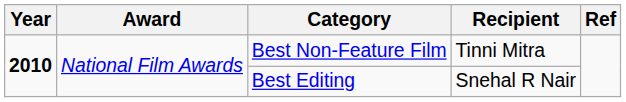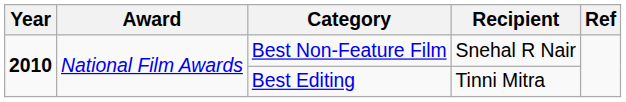(500, 50) Tinni Mitra -> (516, 50) Snehal R Nair
(516, 81) Snehal R Nair -> (500, 81) Tinni Mitra
